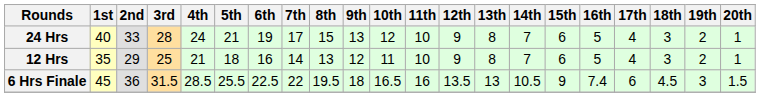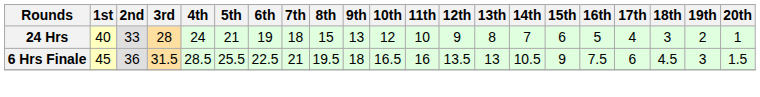(295, 37) 17 -> (295, 37) 18
- row: (47, 59)
(295, 81) 22 -> (295, 59) 21
(597, 81) 7.4 -> (597, 59) 7.5
